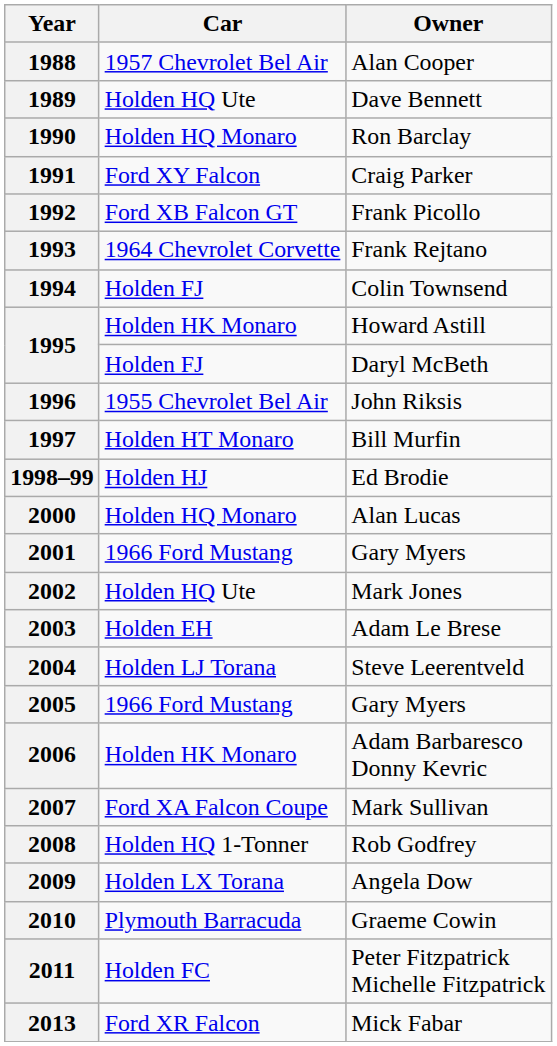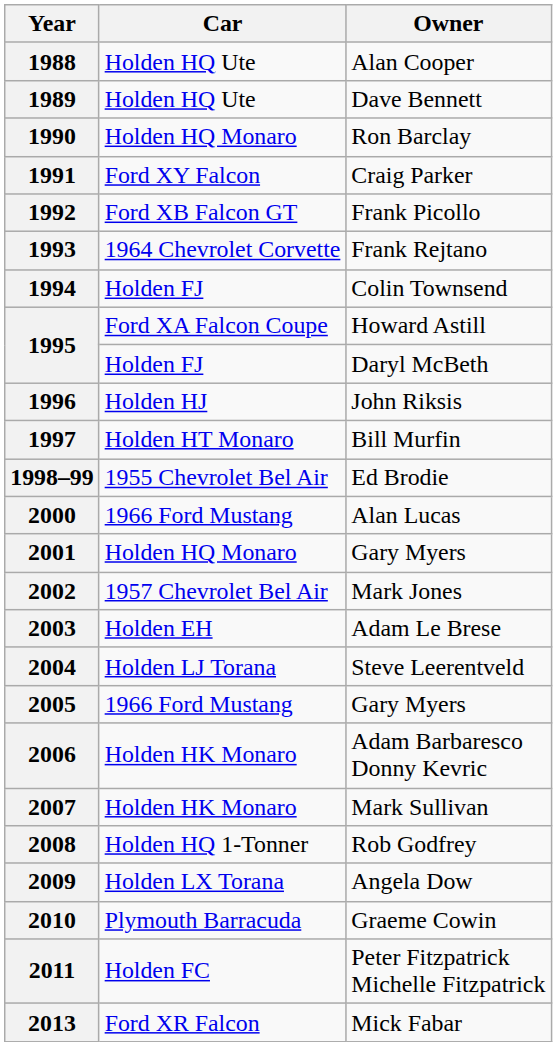(216, 61) 1957 Chevrolet Bel Air -> (180, 61) Holden HQ Ute
(201, 325) Holden HK Monaro -> (216, 325) Ford XA Falcon Coupe
(216, 401) 1955 Chevrolet Bel Air -> (156, 401) Holden HJ
(156, 477) Holden HJ -> (216, 477) 1955 Chevrolet Bel Air
(201, 514) Holden HQ Monaro -> (199, 514) 1966 Ford Mustang
(199, 552) 1966 Ford Mustang -> (201, 552) Holden HQ Monaro
(180, 590) Holden HQ Ute -> (216, 590) 1957 Chevrolet Bel Air
(216, 806) Ford XA Falcon Coupe -> (201, 806) Holden HK Monaro
